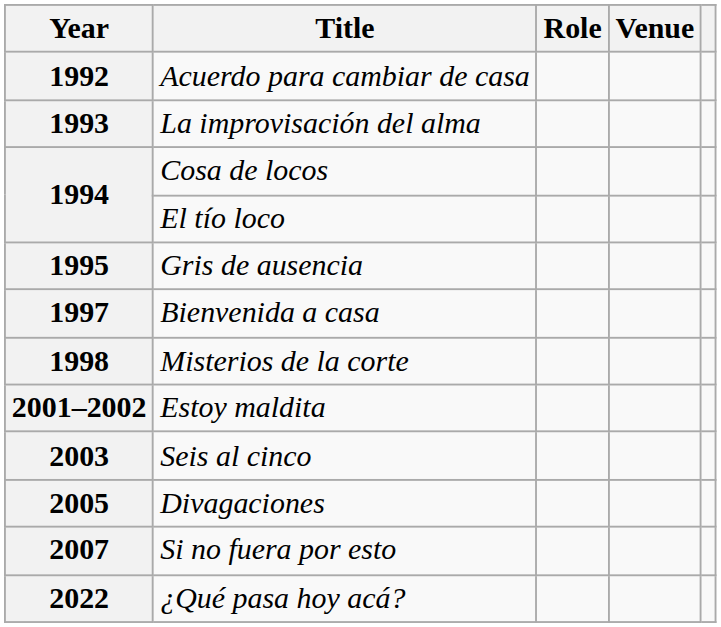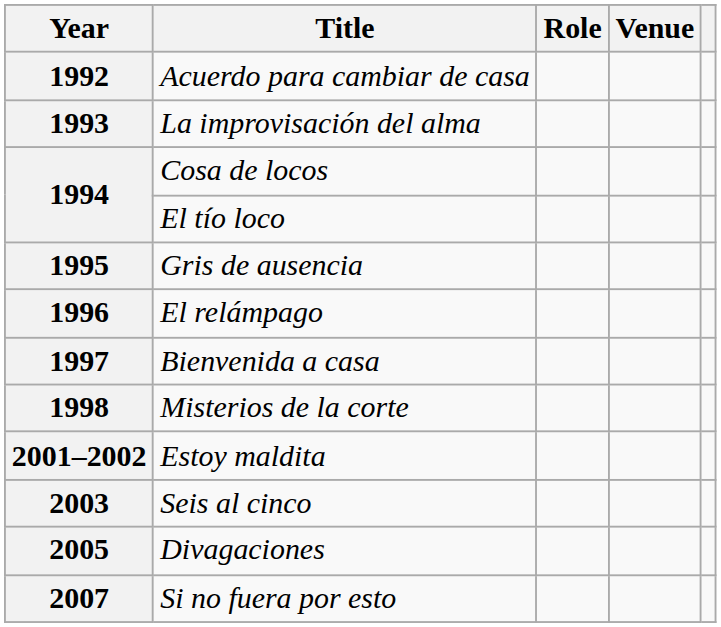+ row: (79, 312)
- row: (79, 597)
